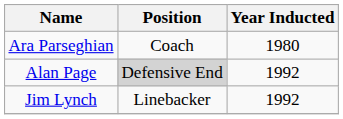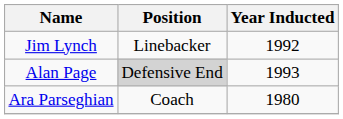rows swapped: (61, 99) <-> (61, 45)
(283, 72) 1992 -> (283, 72) 1993
